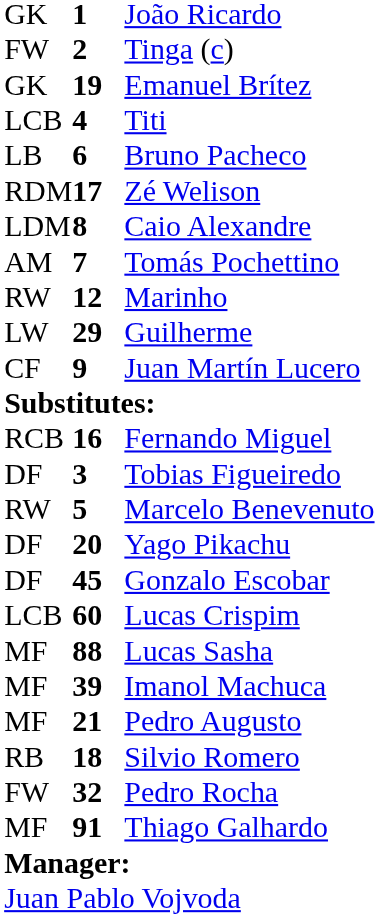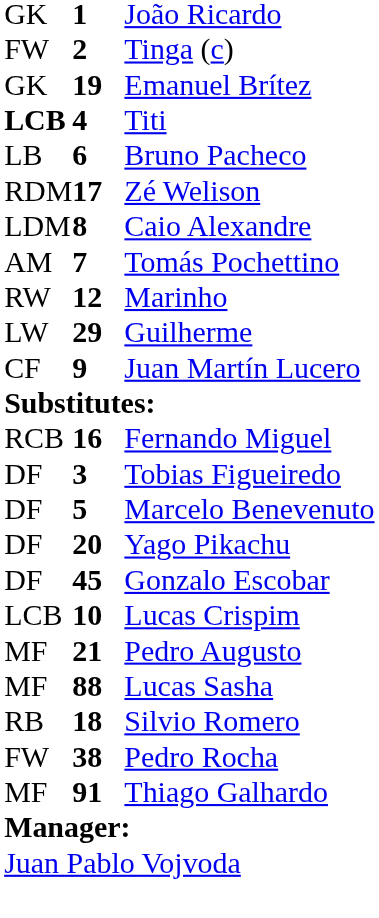(33, 120) normal -> (35, 120) bold
(27, 509) RW -> (23, 509) DF
(87, 615) 60 -> (87, 615) 10
rows swapped: (213, 721) <-> (199, 650)
- row: (225, 685)
(87, 792) 32 -> (87, 756) 38
